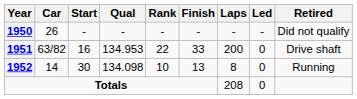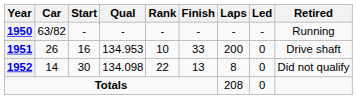(52, 31) 26 -> (52, 31) 63/82
(313, 31) Did not qualify -> (313, 31) Running
(52, 49) 63/82 -> (52, 49) 26
(162, 49) 22 -> (162, 49) 10
(162, 67) 10 -> (162, 67) 22
(313, 67) Running -> (313, 67) Did not qualify
